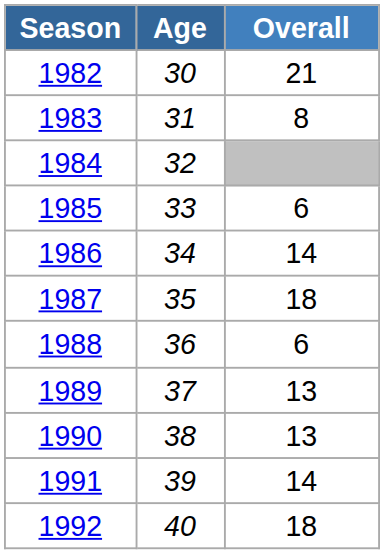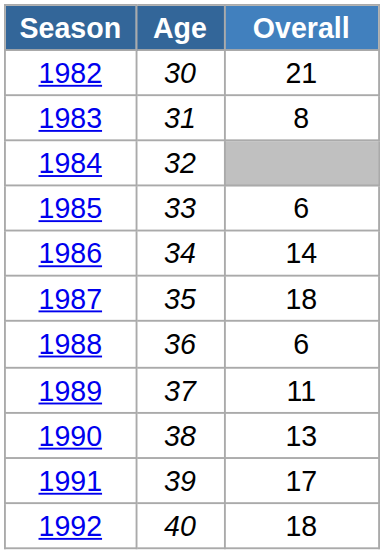(301, 390) 13 -> (301, 390) 11
(301, 480) 14 -> (301, 480) 17
